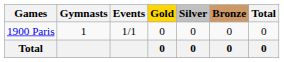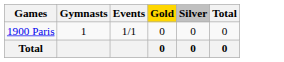- column: (229, 13)
